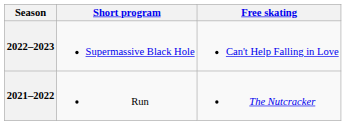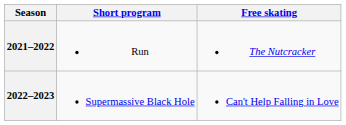rows swapped: (31, 46) <-> (31, 95)
